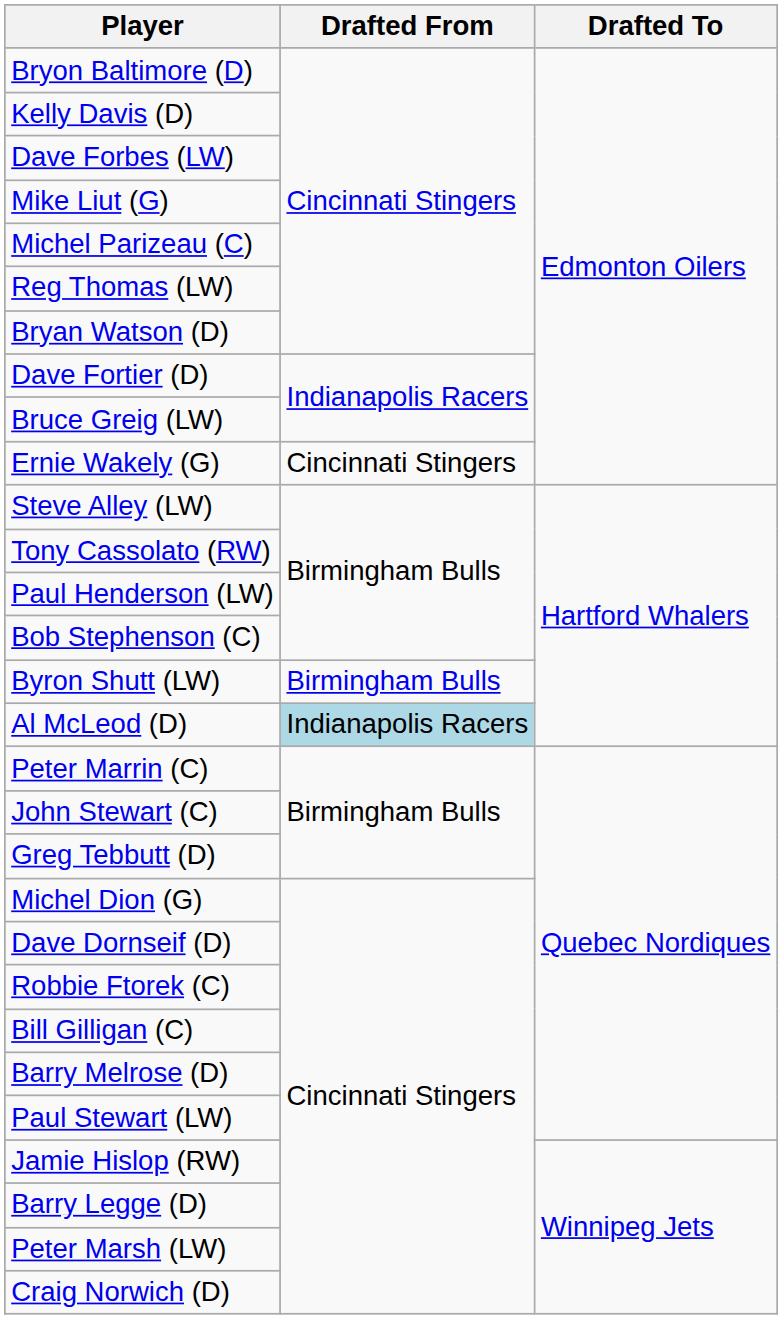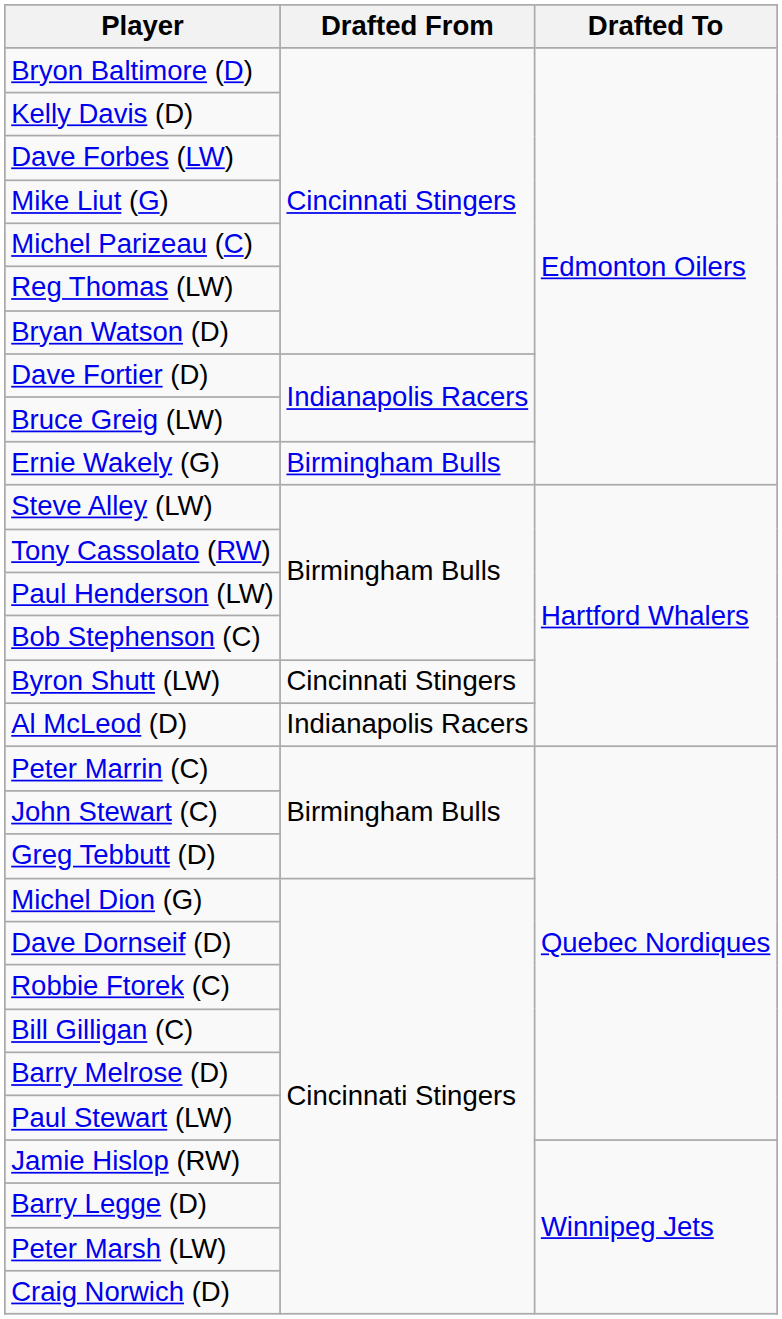(401, 462) Cincinnati Stingers -> (394, 462) Birmingham Bulls
(394, 680) Birmingham Bulls -> (401, 680) Cincinnati Stingers
(407, 724) lightblue background -> (407, 724) no background
